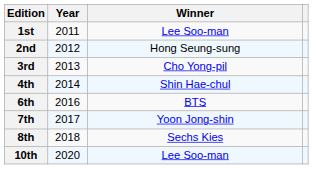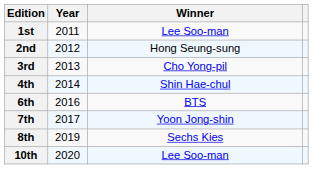(68, 137) 2018 -> (68, 137) 2019
